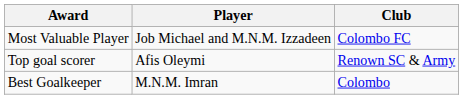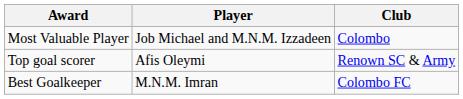(374, 37) Colombo FC -> (364, 37) Colombo
(364, 82) Colombo -> (374, 82) Colombo FC
